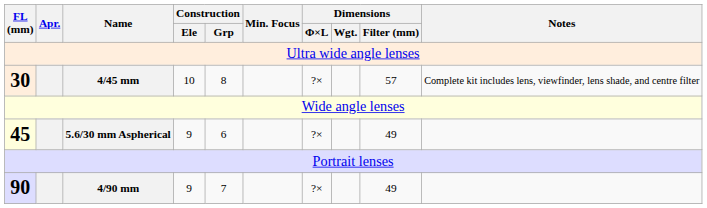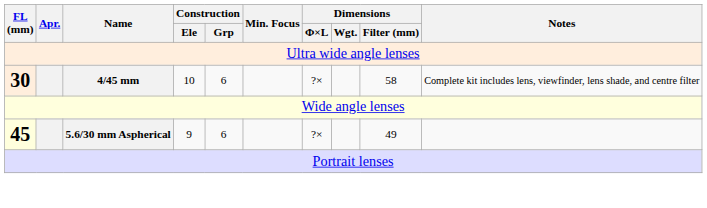(224, 80) 8 -> (224, 80) 6
(391, 80) 57 -> (391, 80) 58
- row: (20, 188)
